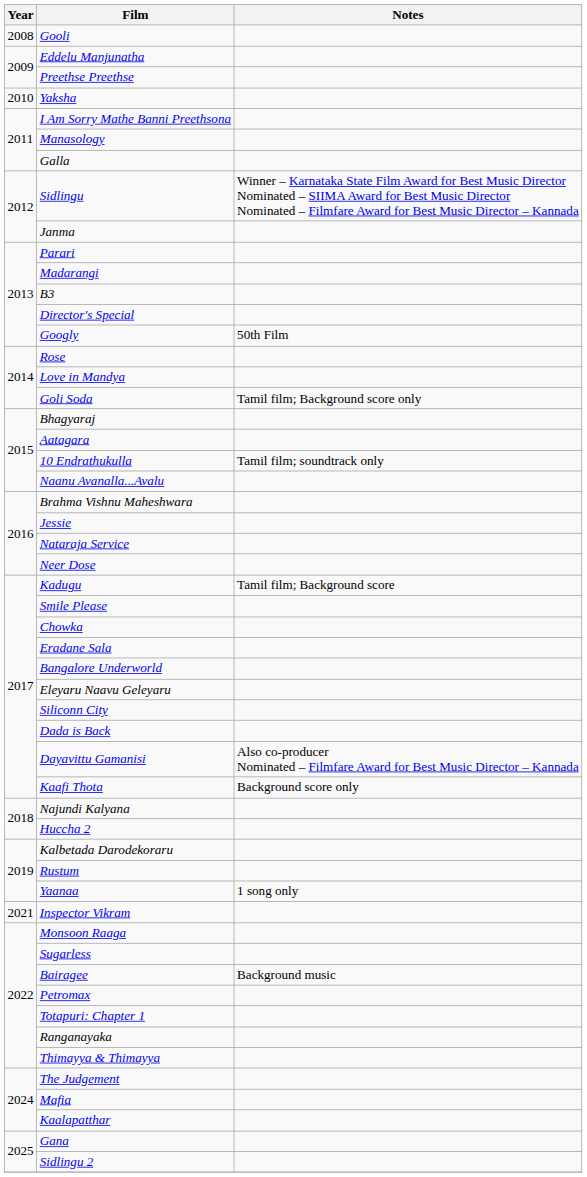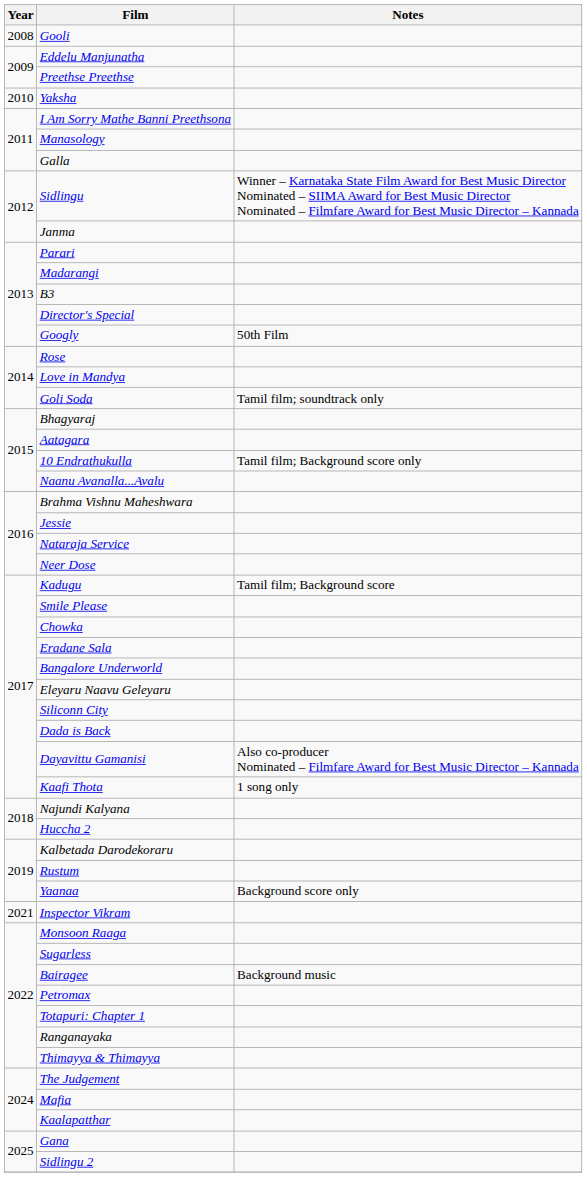(329, 398) Tamil film; Background score only -> (310, 398) Tamil film; soundtrack only
(310, 460) Tamil film; soundtrack only -> (329, 460) Tamil film; Background score only
(298, 787) Background score only -> (268, 787) 1 song only
(268, 891) 1 song only -> (298, 891) Background score only
